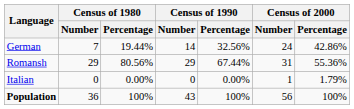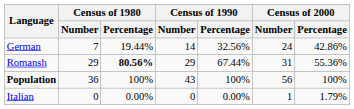(137, 63) normal -> (136, 63) bold
rows swapped: (20, 79) <-> (31, 96)
